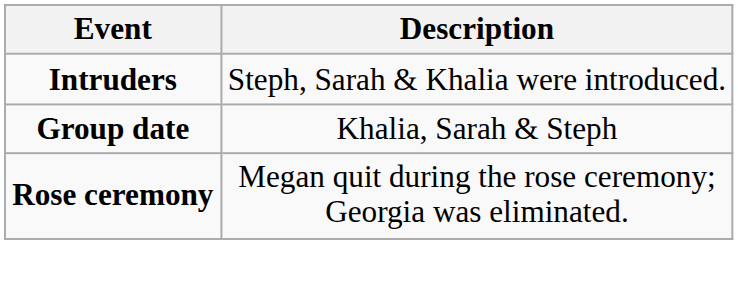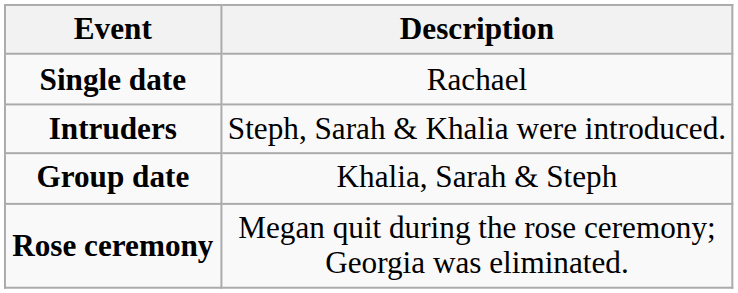+ row: (113, 78)
